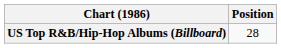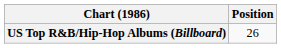(253, 33) 28 -> (253, 33) 26
